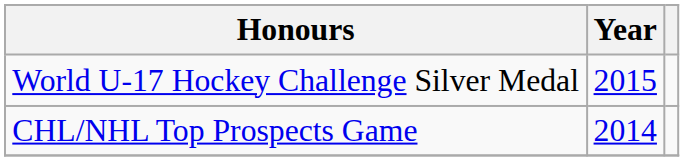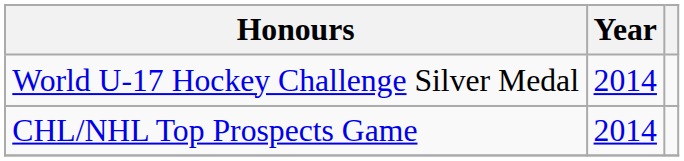(625, 79) 2015 -> (625, 79) 2014
